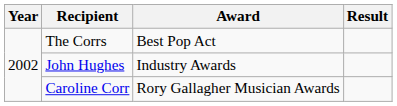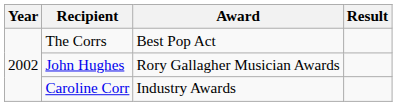(186, 64) Industry Awards -> (238, 64) Rory Gallagher Musician Awards
(238, 88) Rory Gallagher Musician Awards -> (186, 88) Industry Awards
